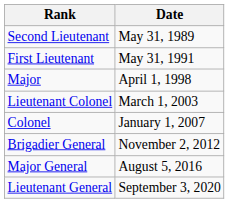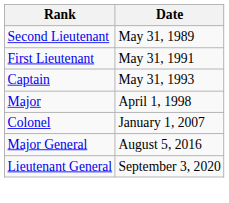+ row: (29, 79)
- row: (60, 101)
- row: (56, 144)
